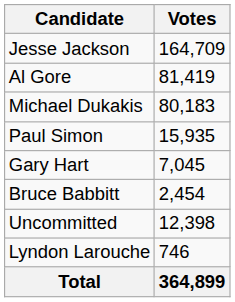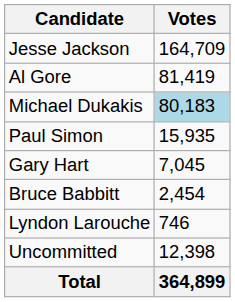(187, 106) no background -> (187, 106) lightblue background
rows swapped: (80, 252) <-> (63, 223)
